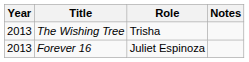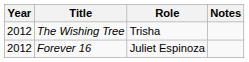(19, 31) 2013 -> (19, 31) 2012
(19, 48) 2013 -> (19, 48) 2012
